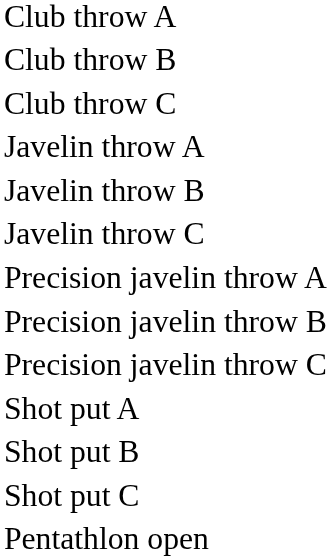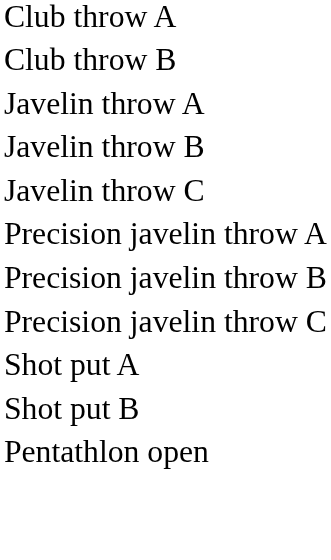- row: (90, 103)
- row: (72, 495)
